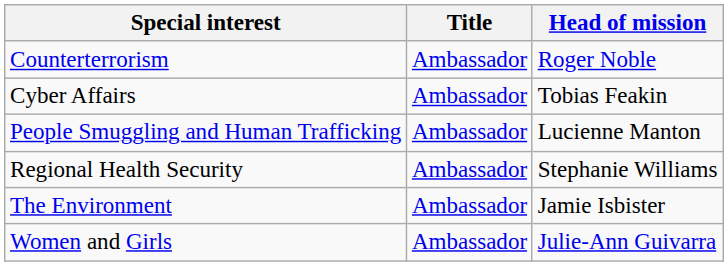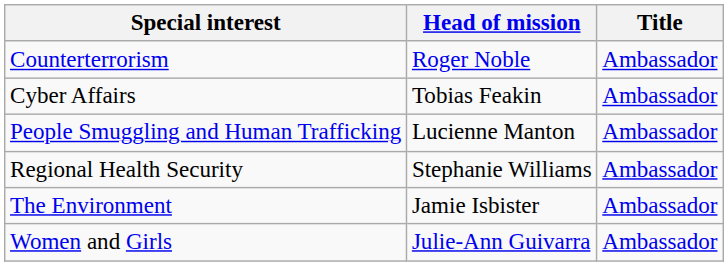columns swapped: (469, 22) <-> (628, 22)
